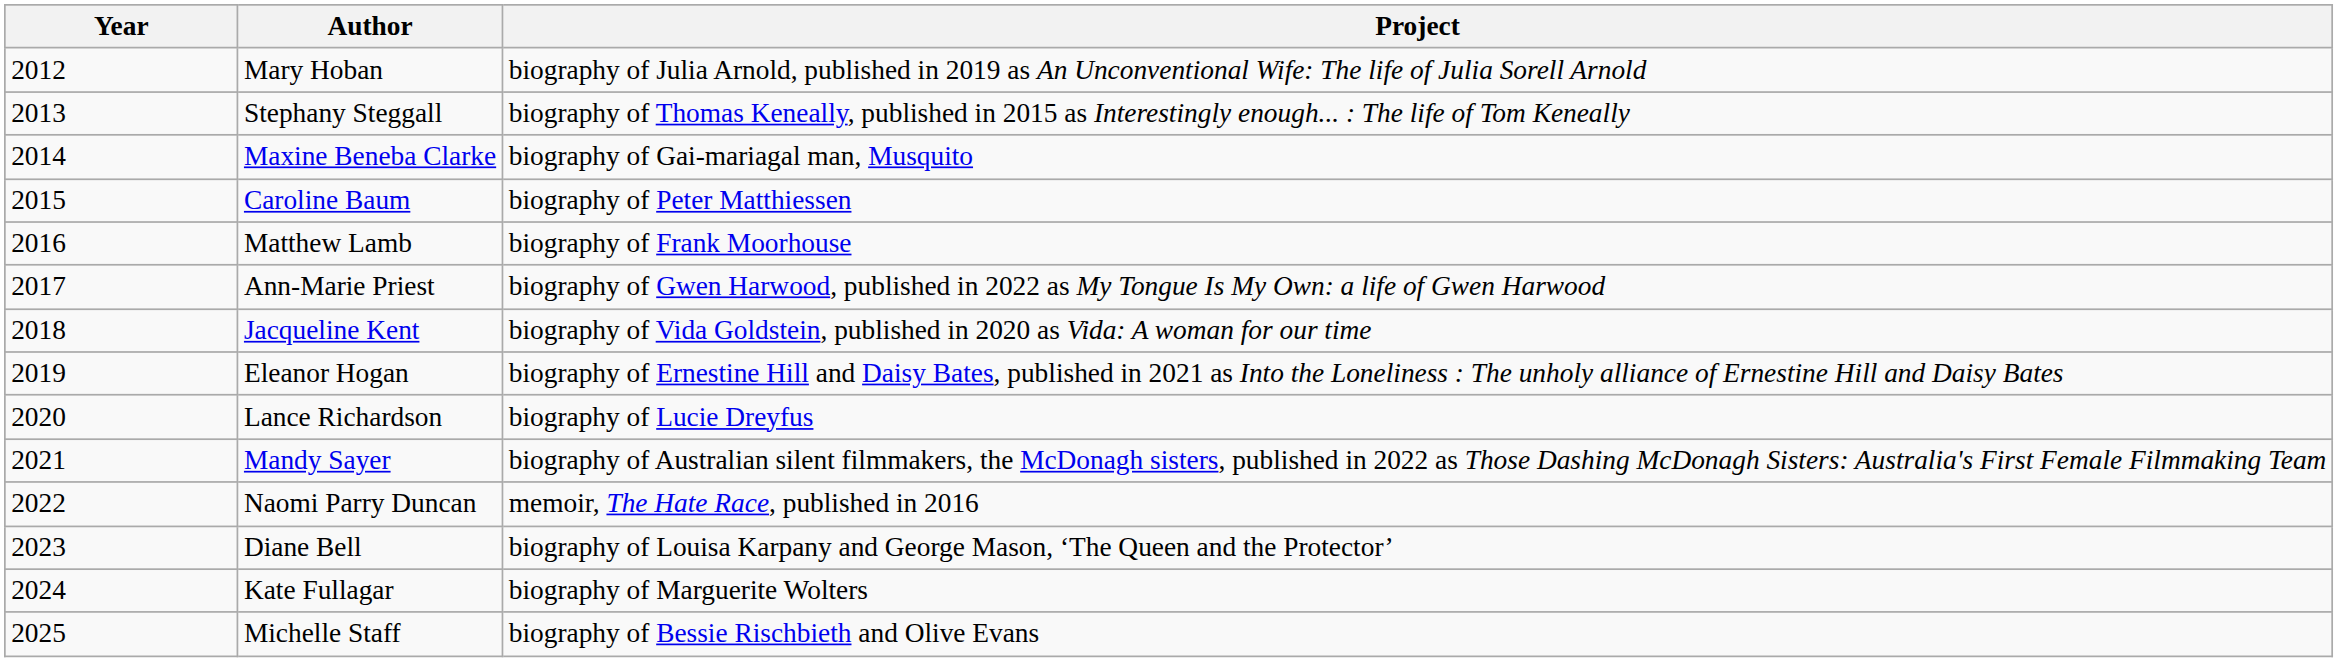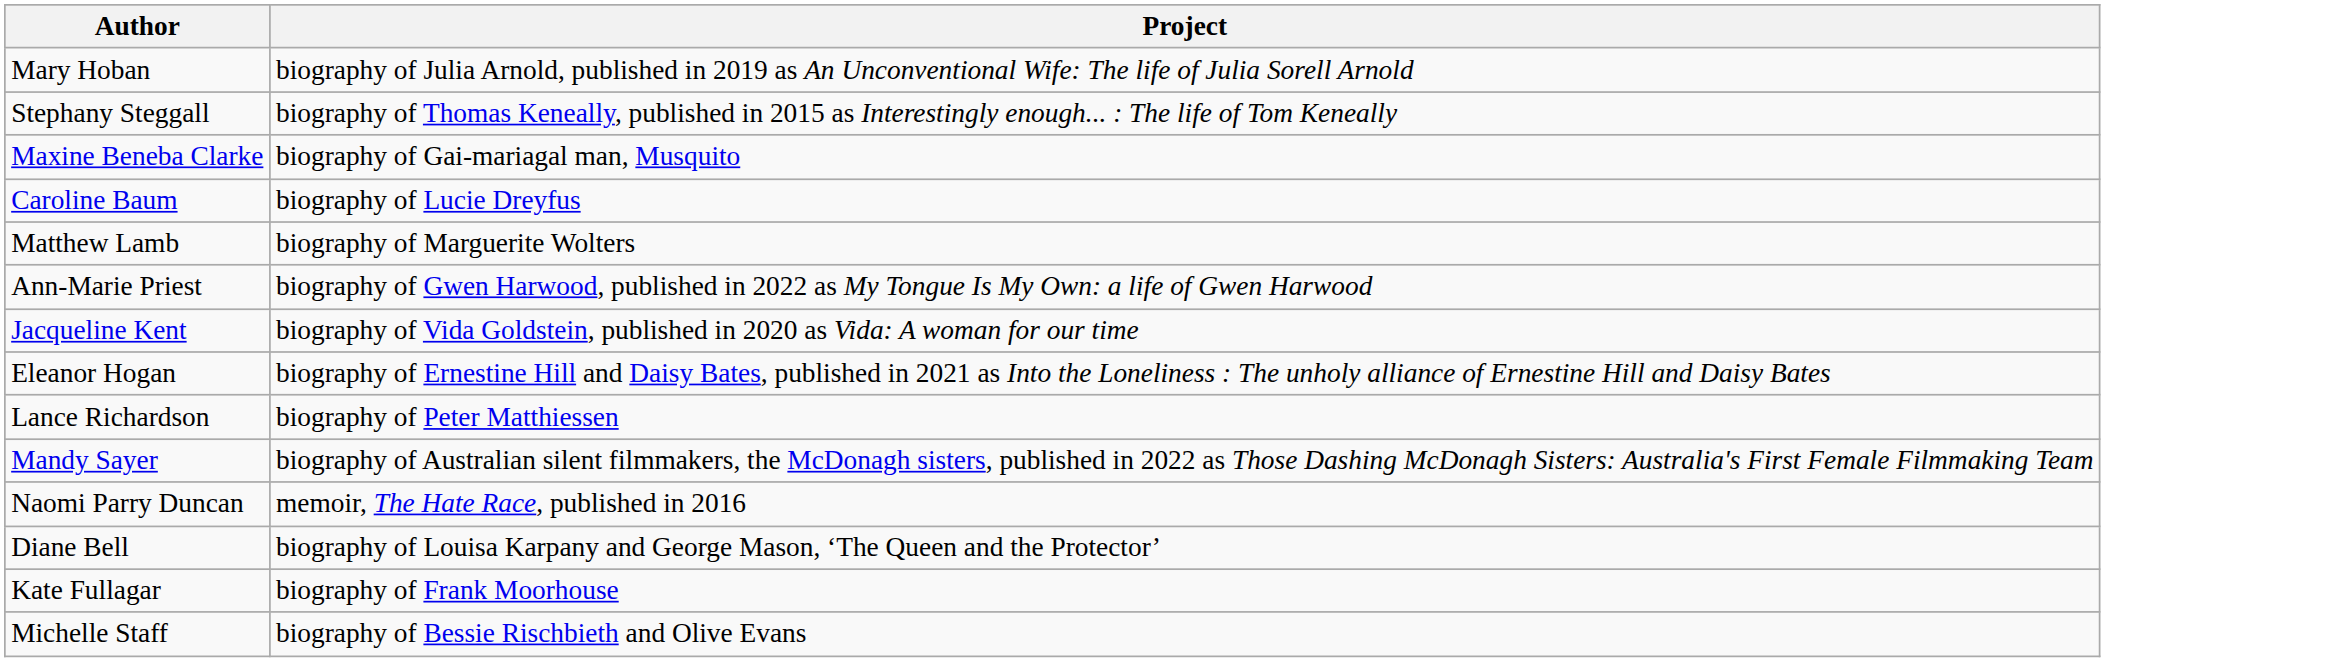- column: (121, 26)
(680, 199) biography of Peter Matthiessen -> (428, 199) biography of Lucie Dreyfus
(680, 243) biography of Frank Moorhouse -> (456, 243) biography of Marguerite Wolters
(661, 416) biography of Lucie Dreyfus -> (447, 416) biography of Peter Matthiessen
(688, 590) biography of Marguerite Wolters -> (447, 590) biography of Frank Moorhouse
